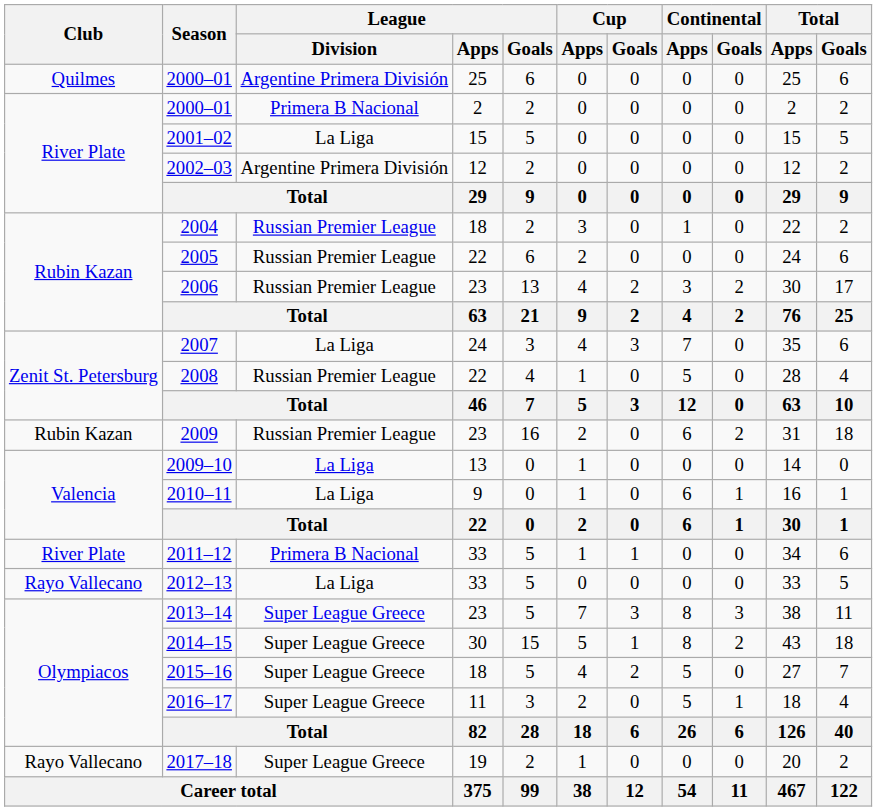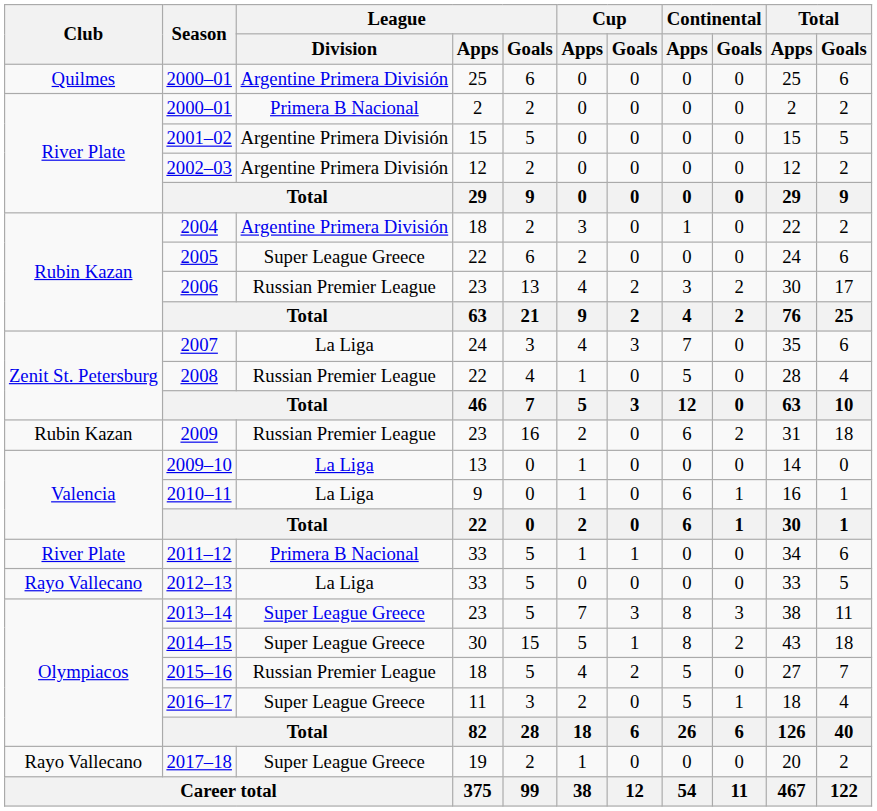(344, 138) La Liga -> (344, 138) Argentine Primera División
(344, 227) Russian Premier League -> (344, 227) Argentine Primera División
(344, 256) Russian Premier League -> (344, 256) Super League Greece
(344, 672) Super League Greece -> (344, 672) Russian Premier League
